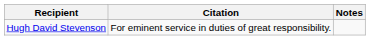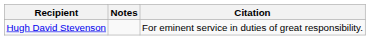columns swapped: (221, 12) <-> (349, 12)
